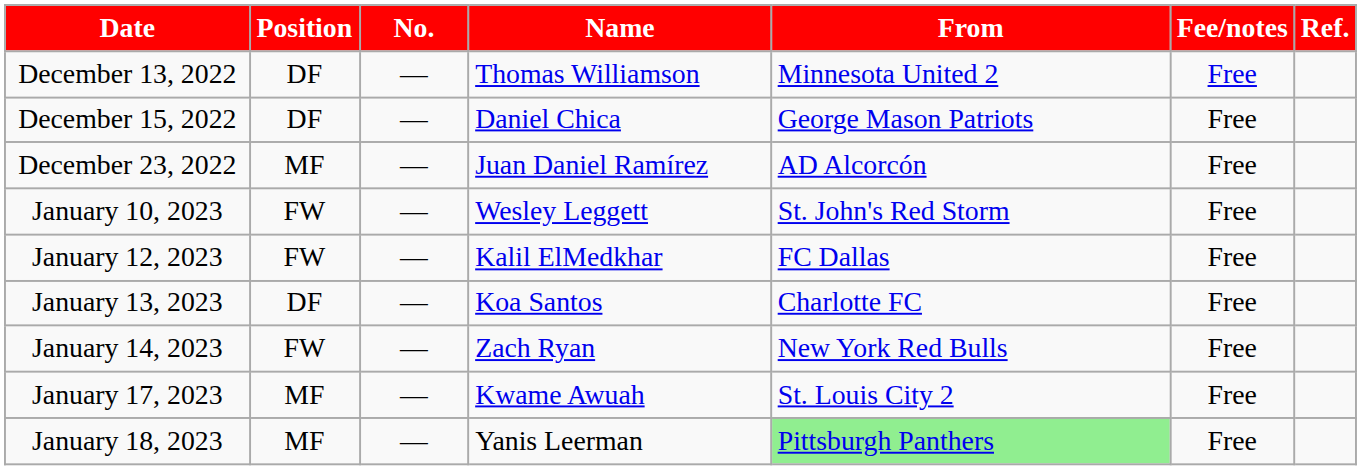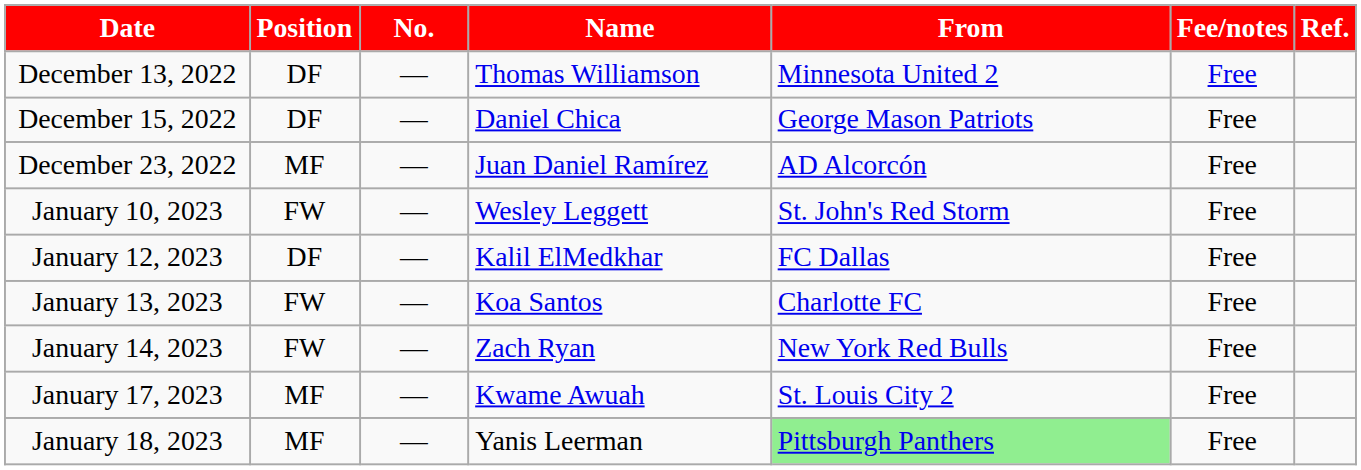(304, 256) FW -> (304, 256) DF
(304, 302) DF -> (304, 302) FW
